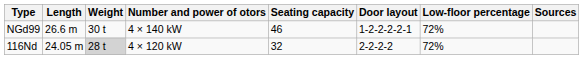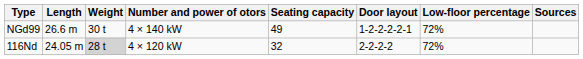(277, 29) 46 -> (277, 29) 49
